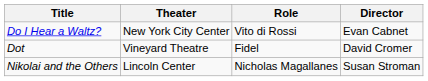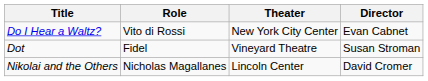columns swapped: (286, 13) <-> (176, 13)
(378, 48) David Cromer -> (382, 48) Susan Stroman
(382, 66) Susan Stroman -> (378, 66) David Cromer
